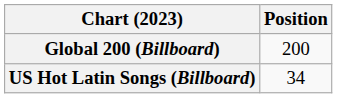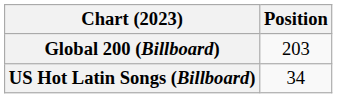(296, 48) 200 -> (296, 48) 203
